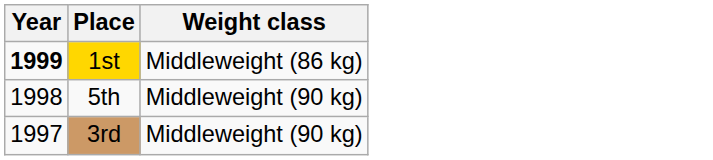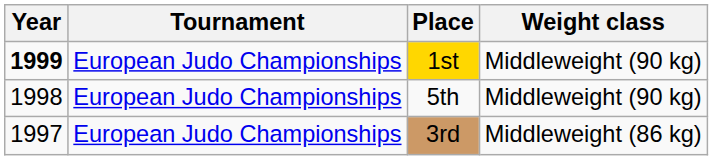+ column: (237, 23)
(254, 60) Middleweight (86 kg) -> (593, 60) Middleweight (90 kg)
(254, 135) Middleweight (90 kg) -> (593, 135) Middleweight (86 kg)
